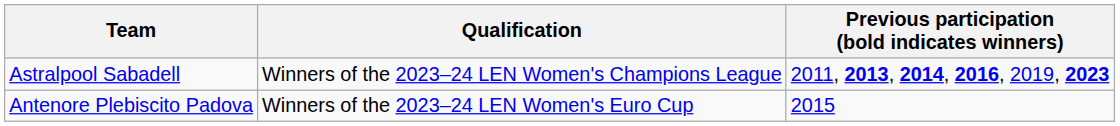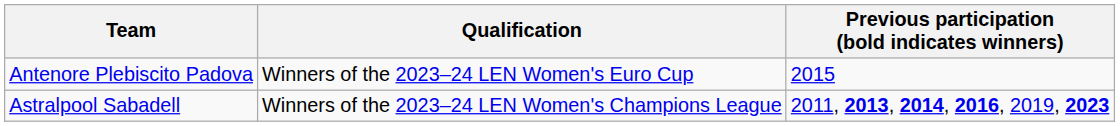rows swapped: (95, 74) <-> (131, 105)
